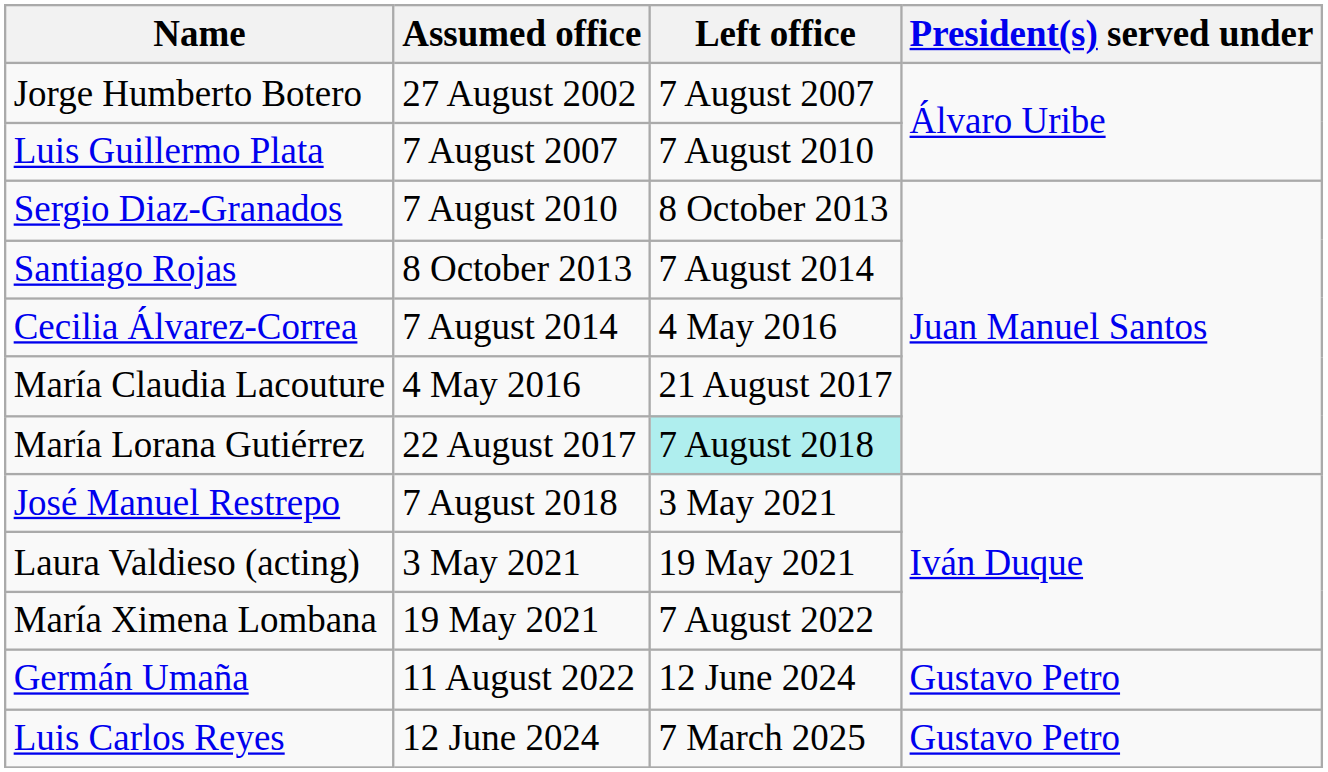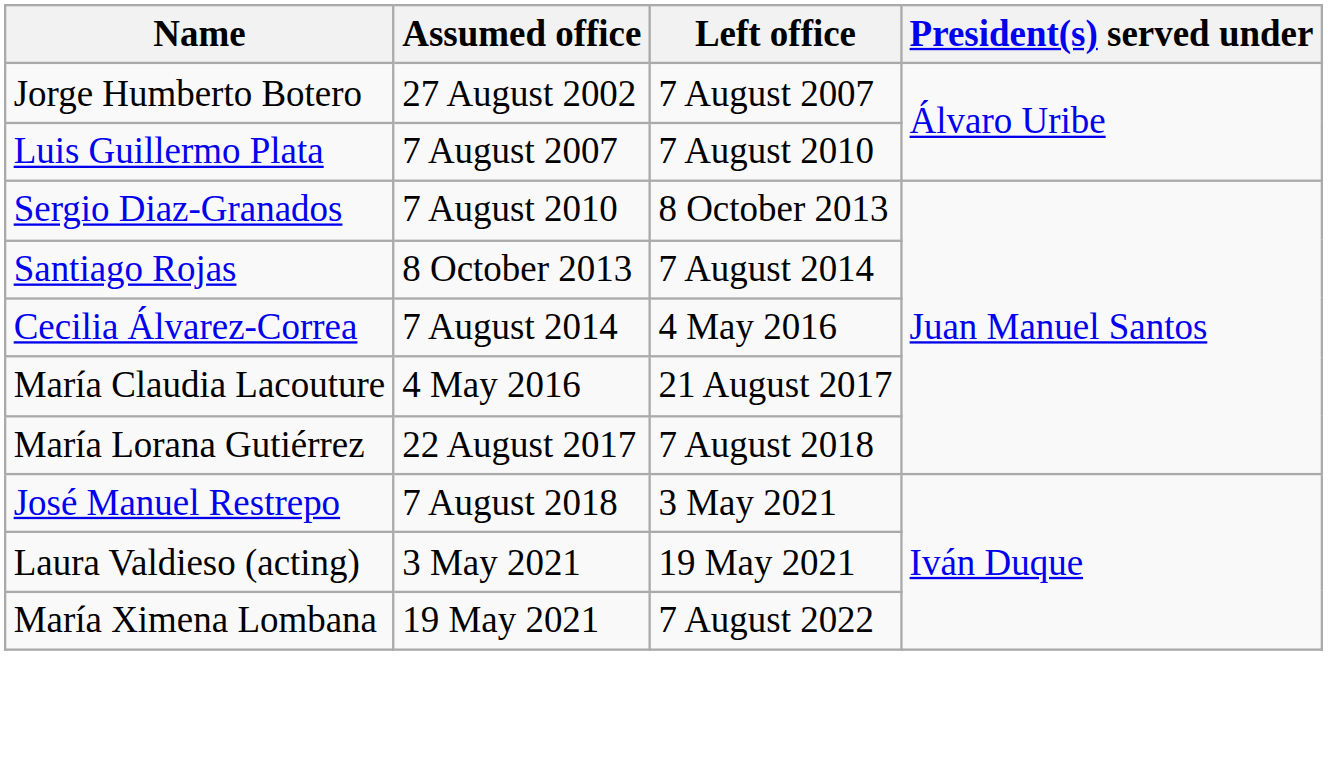(766, 444) paleturquoise background -> (766, 444) no background
- row: (131, 678)
- row: (149, 737)
